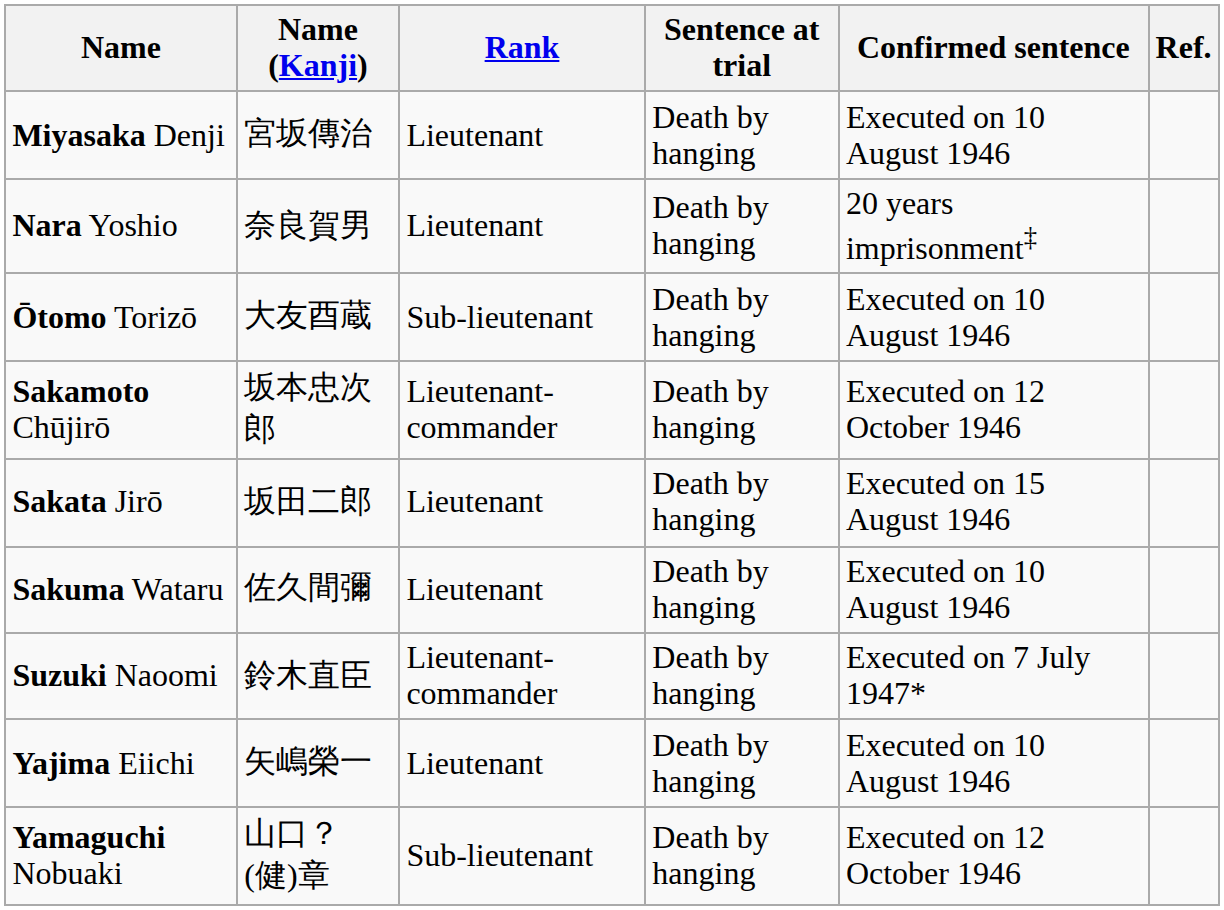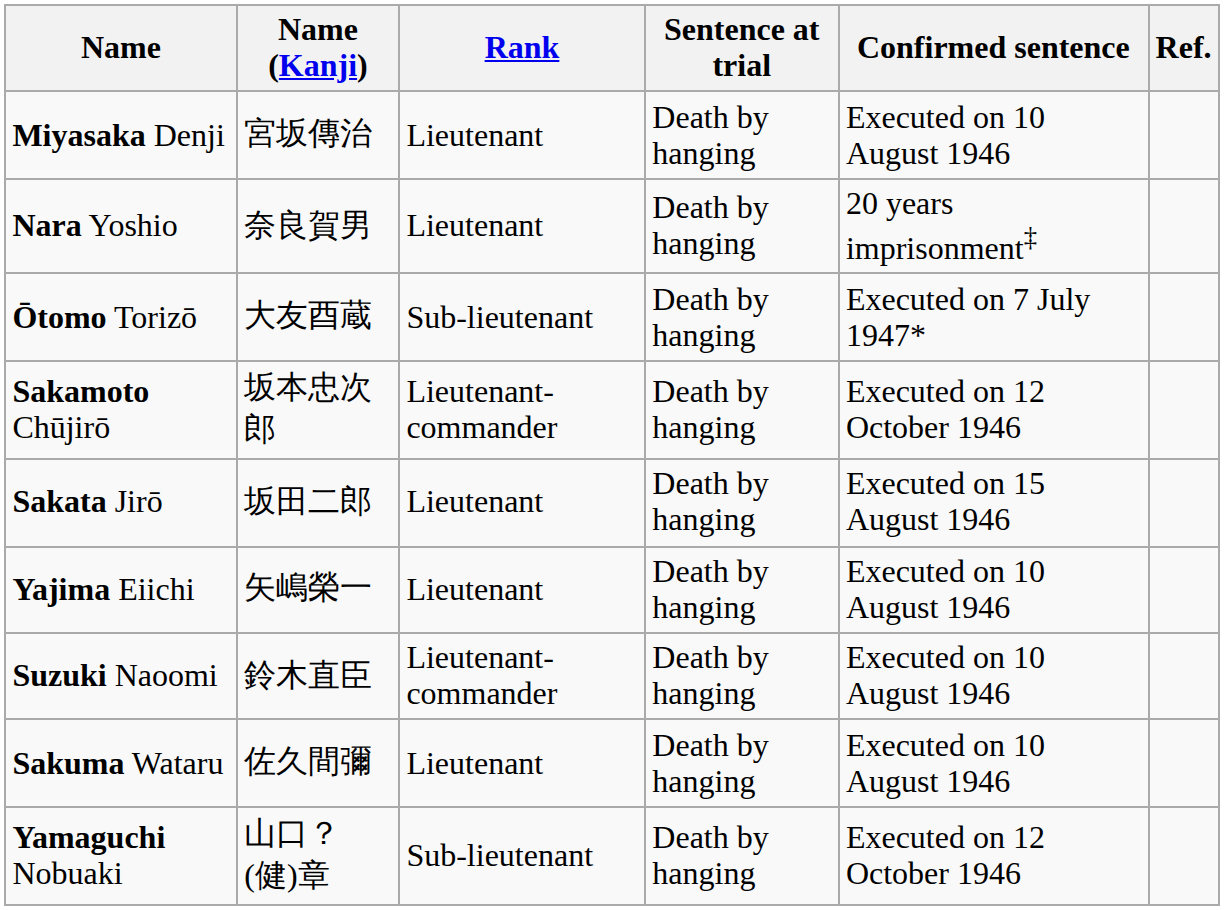(945, 316) Executed on 10 August 1946 -> (968, 316) Executed on 7 July 1947*
rows swapped: (118, 589) <-> (103, 762)
(968, 675) Executed on 7 July 1947* -> (945, 675) Executed on 10 August 1946
